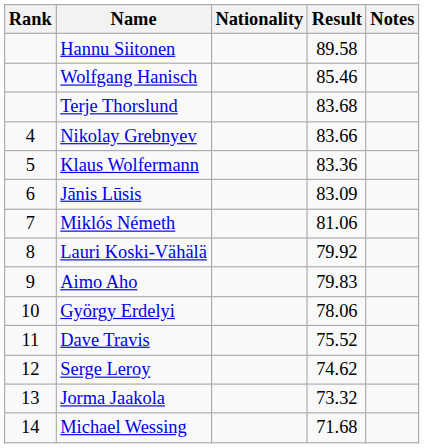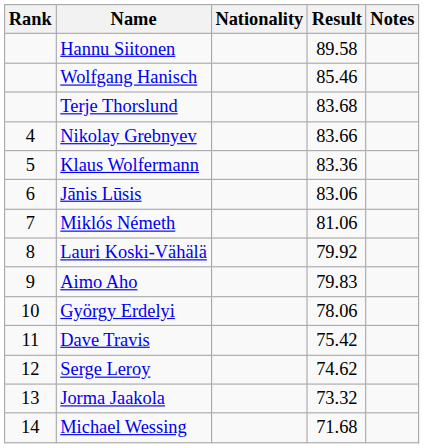(337, 194) 83.09 -> (337, 194) 83.06
(337, 340) 75.52 -> (337, 340) 75.42
